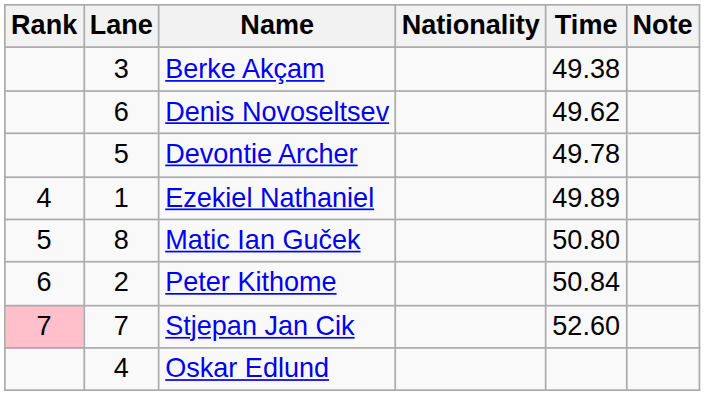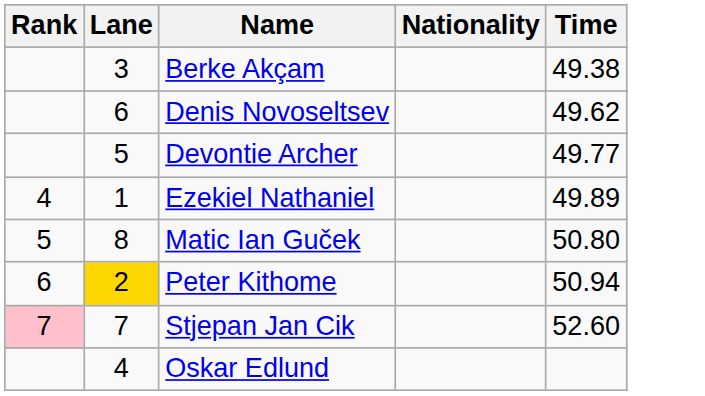- column: (663, 25)
(586, 154) 49.78 -> (586, 154) 49.77
(121, 283) no background -> (121, 283) gold background
(586, 283) 50.84 -> (586, 283) 50.94
